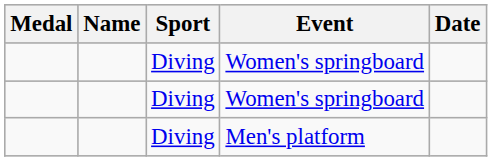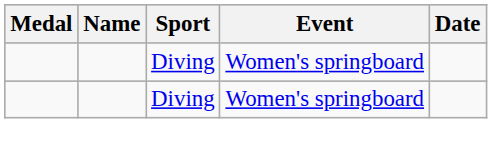- row: (41, 137)
